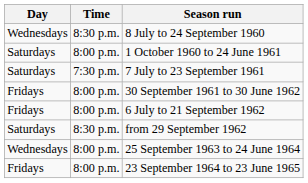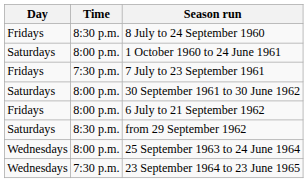(37, 33) Wednesdays -> (25, 33) Fridays
(31, 71) Saturdays -> (25, 71) Fridays
(25, 91) Fridays -> (31, 91) Saturdays
(25, 168) Fridays -> (37, 168) Wednesdays
(96, 168) 8:00 p.m. -> (96, 168) 7:30 p.m.
